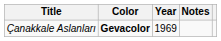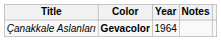(166, 28) 1969 -> (166, 28) 1964
